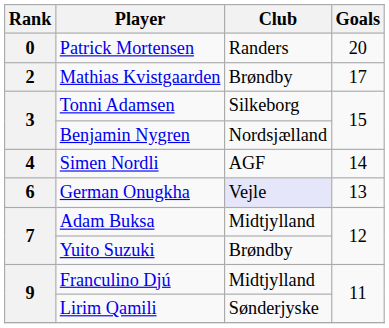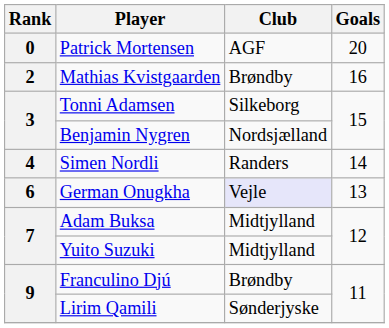(259, 47) Randers -> (247, 47) AGF
(358, 76) 17 -> (358, 76) 16
(247, 163) AGF -> (259, 163) Randers
(261, 250) Brøndby -> (272, 250) Midtjylland
(272, 279) Midtjylland -> (261, 279) Brøndby
